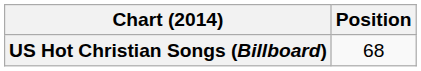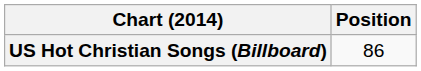(374, 50) 68 -> (374, 50) 86
